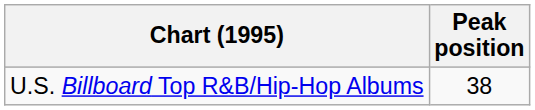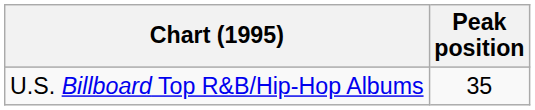(479, 85) 38 -> (479, 85) 35
